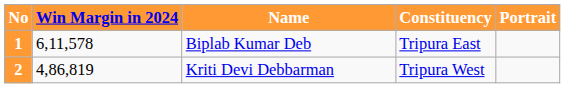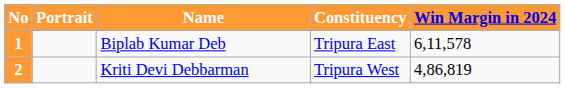columns swapped: (528, 17) <-> (107, 17)
